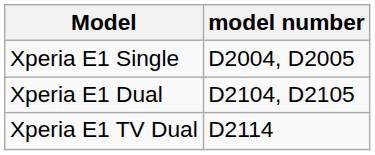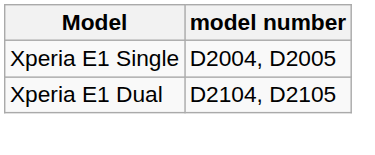- row: (104, 130)
